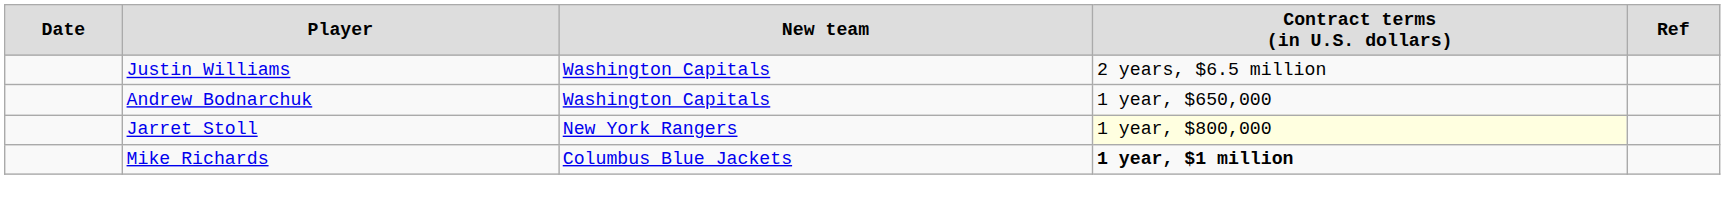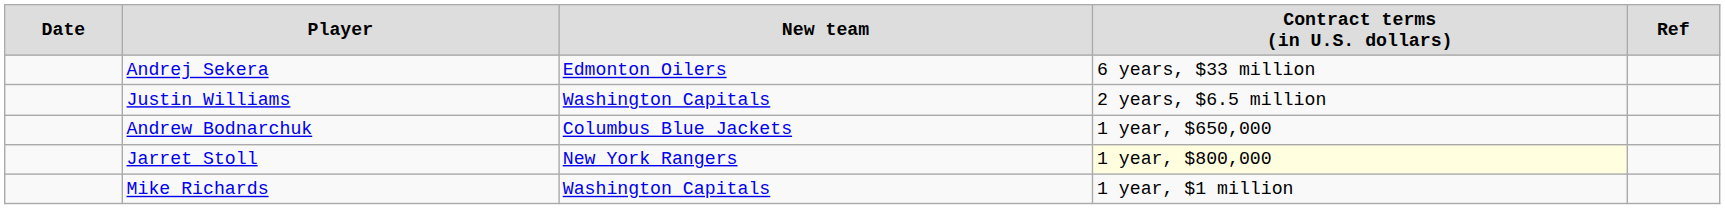+ row: (198, 70)
(666, 100) Washington Capitals -> (677, 130) Columbus Blue Jackets
(677, 159) Columbus Blue Jackets -> (666, 189) Washington Capitals
(1195, 159) bold -> (1195, 189) normal
